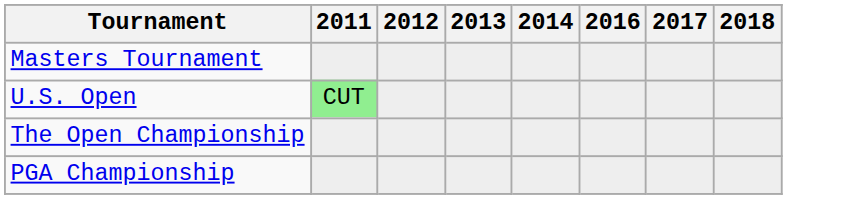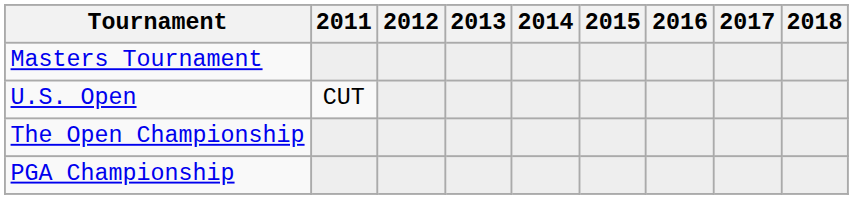+ column: (613, 24)
(344, 99) lightgreen background -> (344, 99) no background
